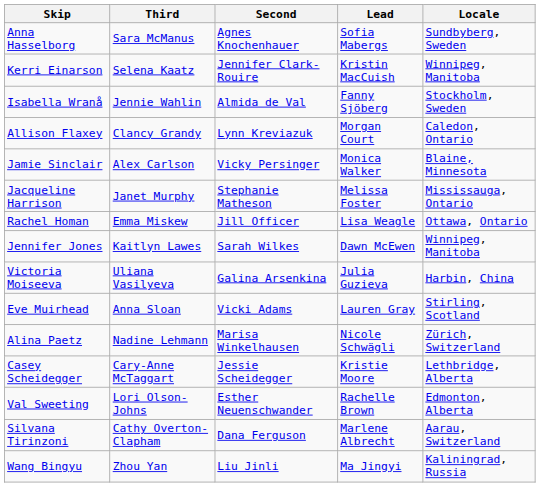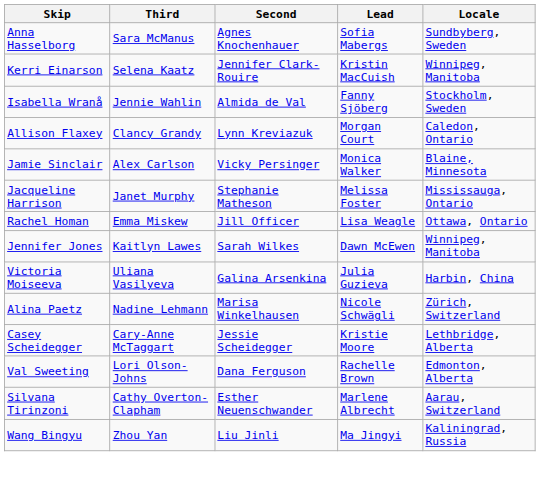- row: (48, 309)
(265, 403) Esther Neuenschwander -> (262, 372) Dana Ferguson
(262, 435) Dana Ferguson -> (265, 403) Esther Neuenschwander
